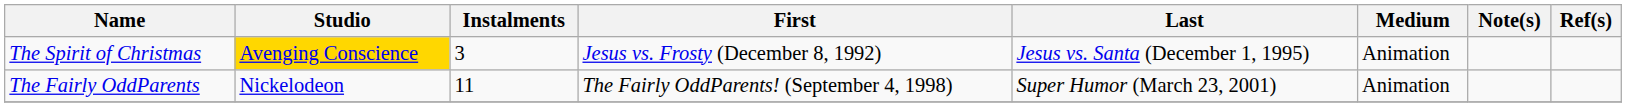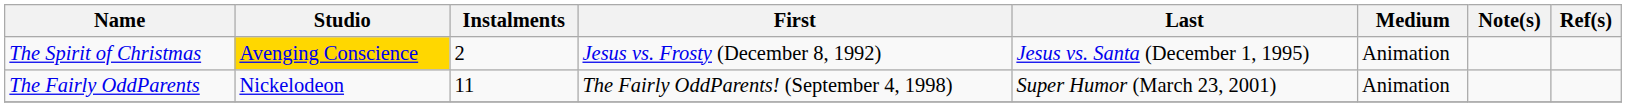(460, 53) 3 -> (460, 53) 2
